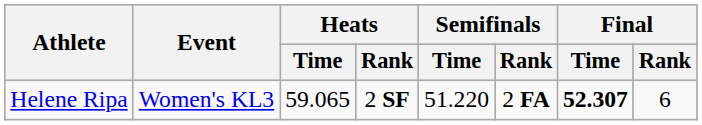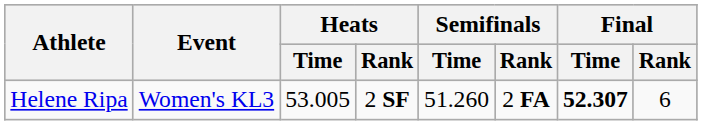(318, 100) 59.065 -> (318, 100) 53.005
(457, 100) 51.220 -> (457, 100) 51.260
